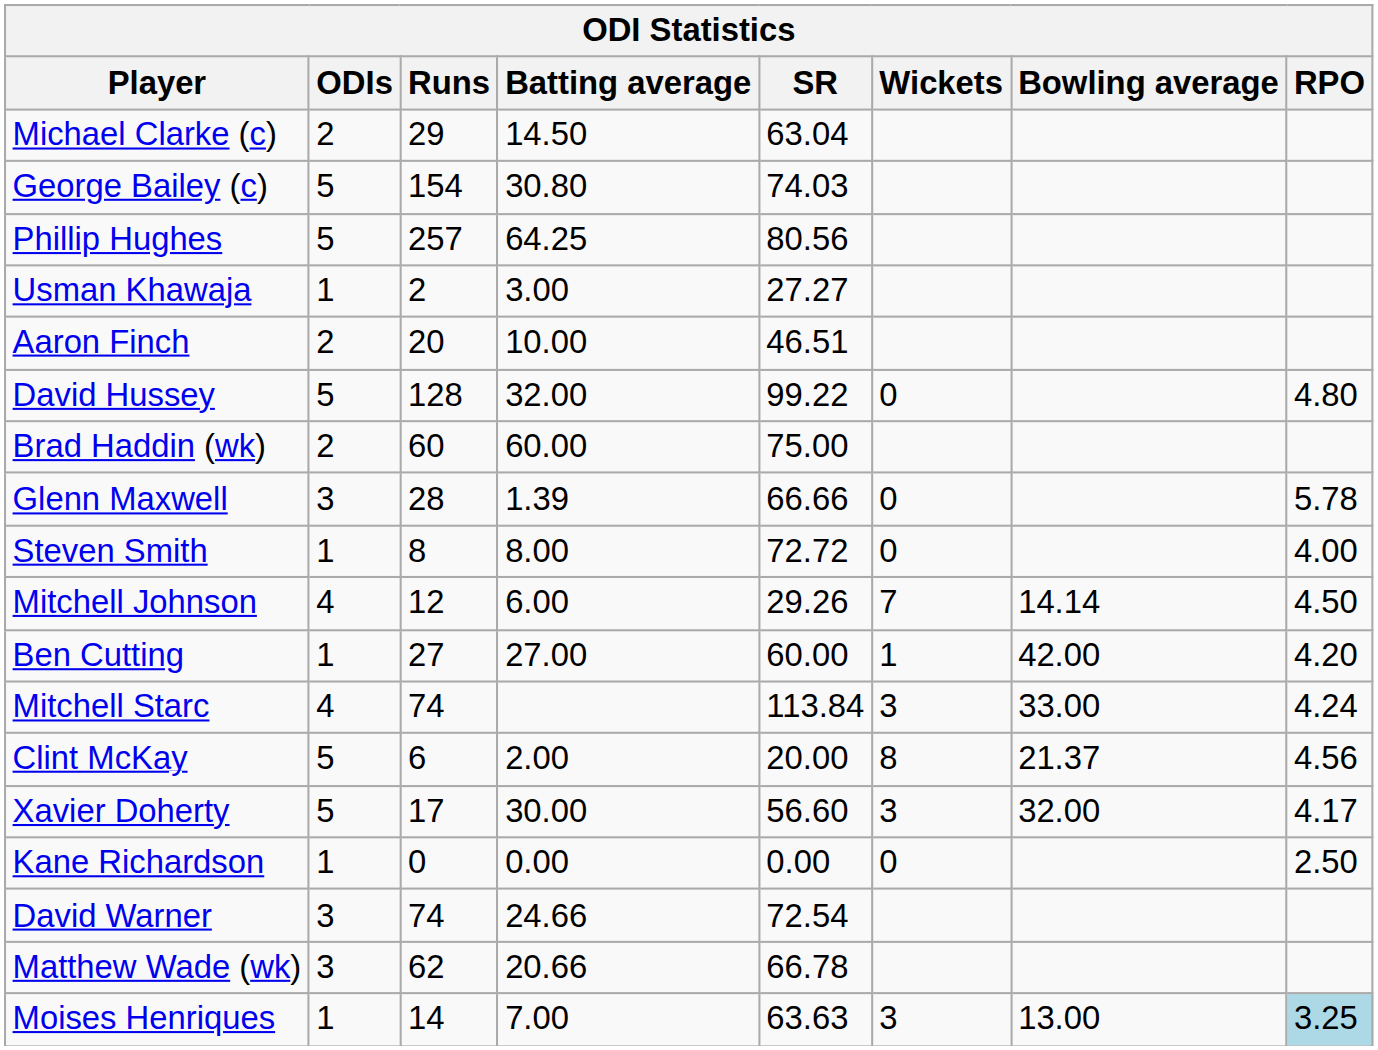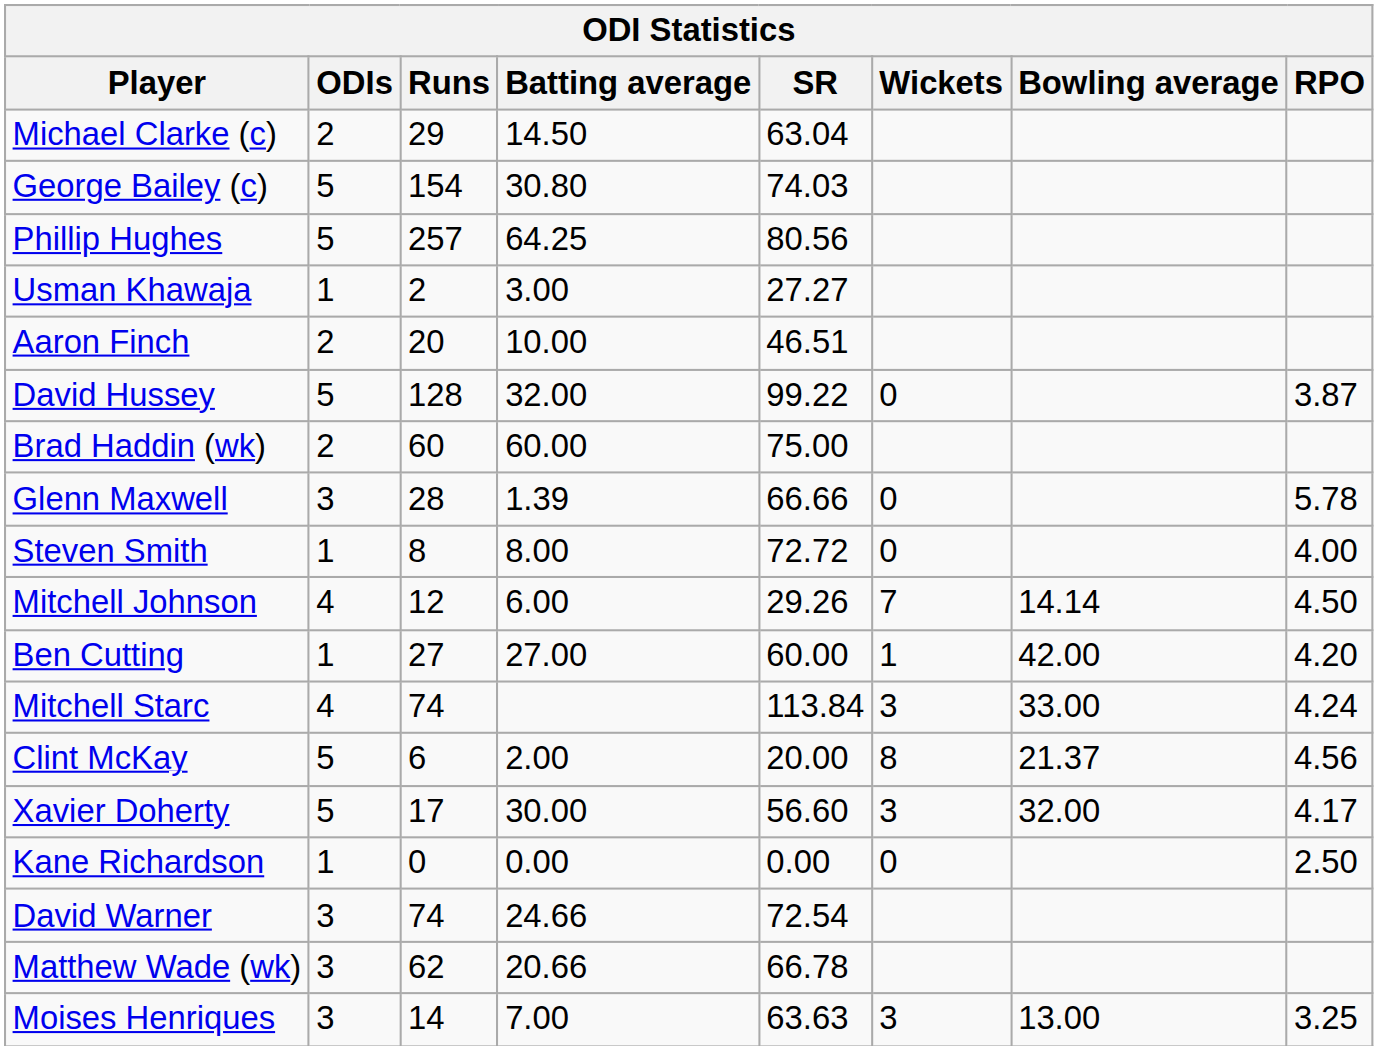(1326, 394) 4.80 -> (1326, 394) 3.87
(325, 1018) 1 -> (325, 1018) 3
(1326, 1018) lightblue background -> (1326, 1018) no background
